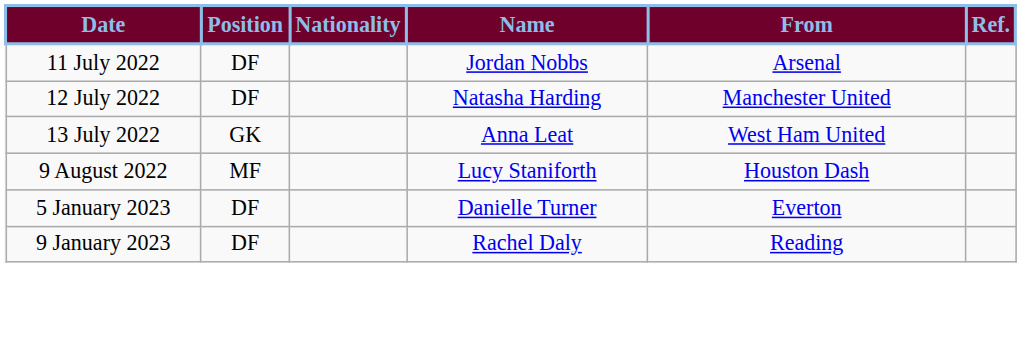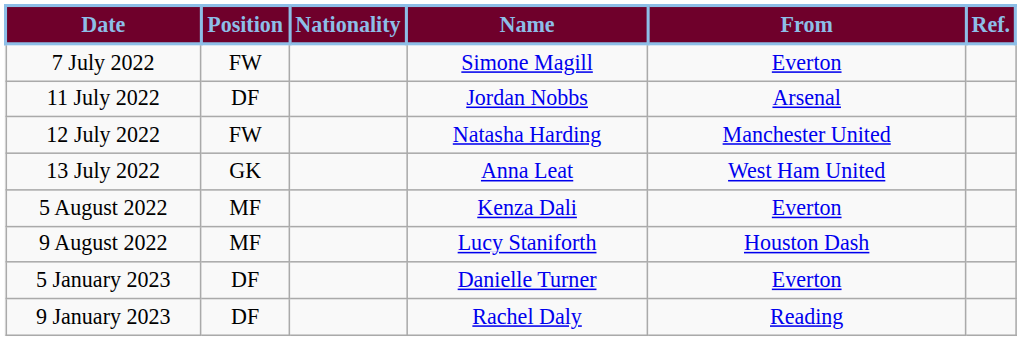+ row: (103, 62)
(245, 98) DF -> (245, 135) FW
+ row: (103, 207)
